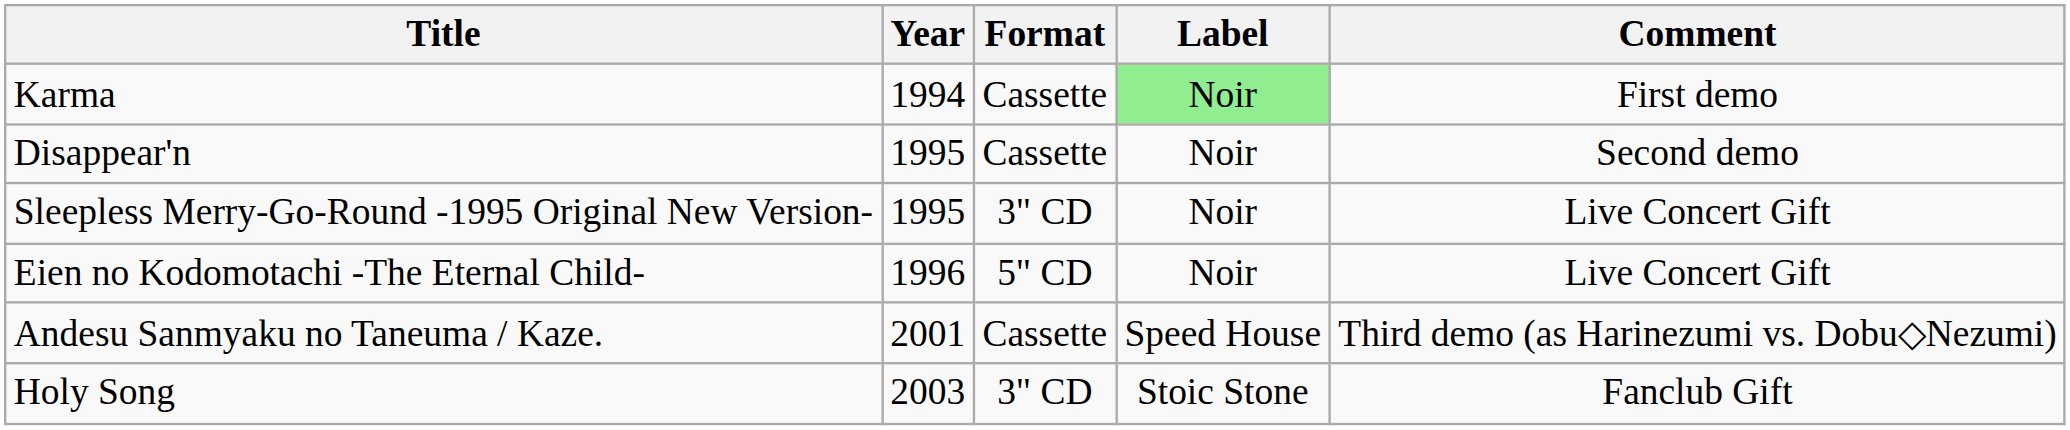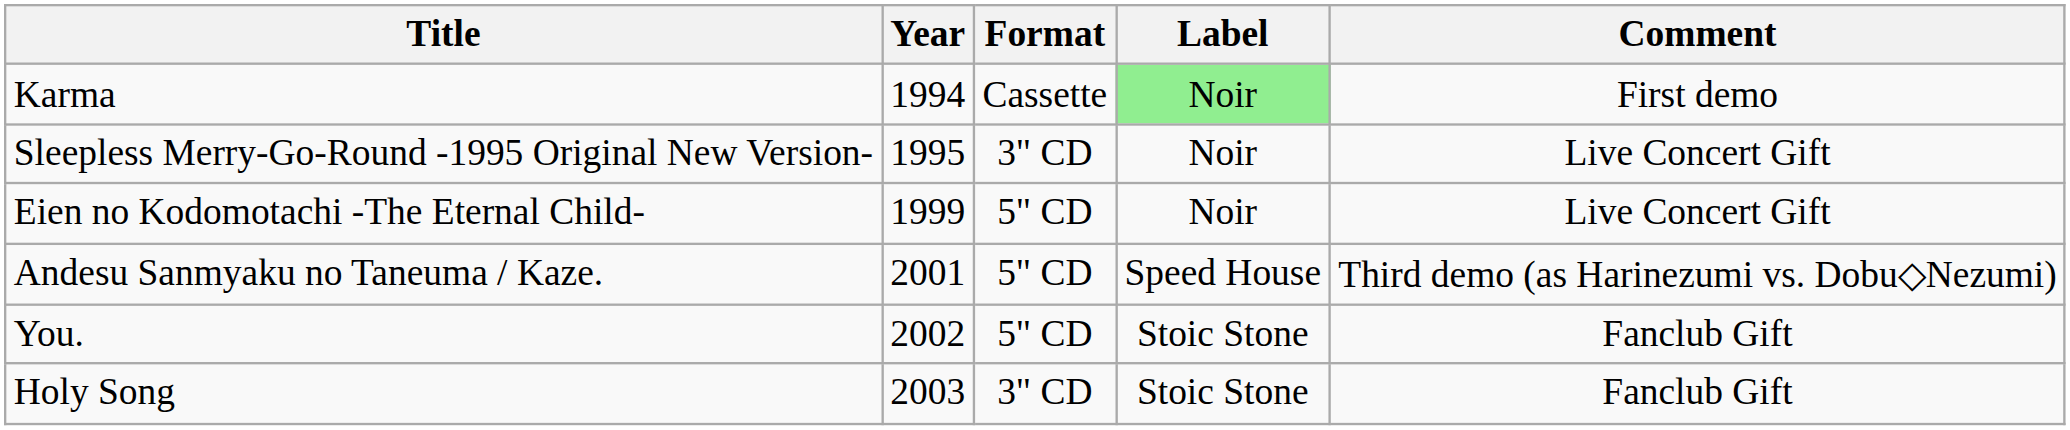- row: (102, 152)
(928, 271) 1996 -> (928, 212) 1999
(1045, 332) Cassette -> (1045, 272) 5" CD
+ row: (49, 333)
